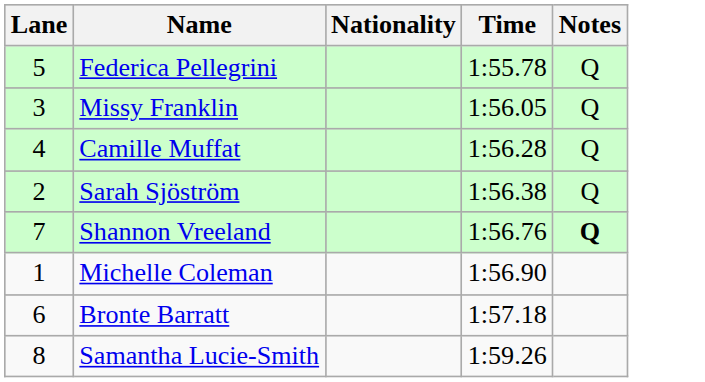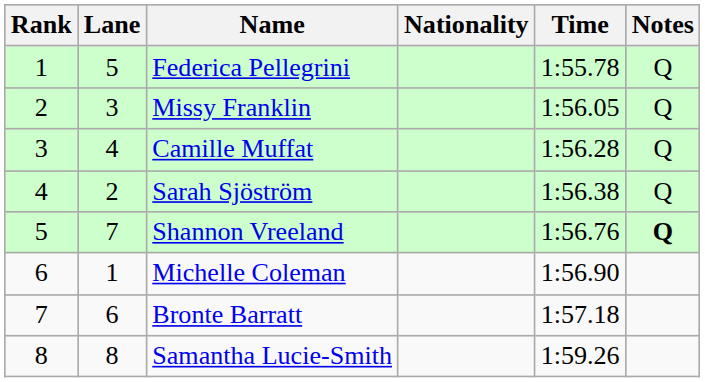+ column: (41, 25)
